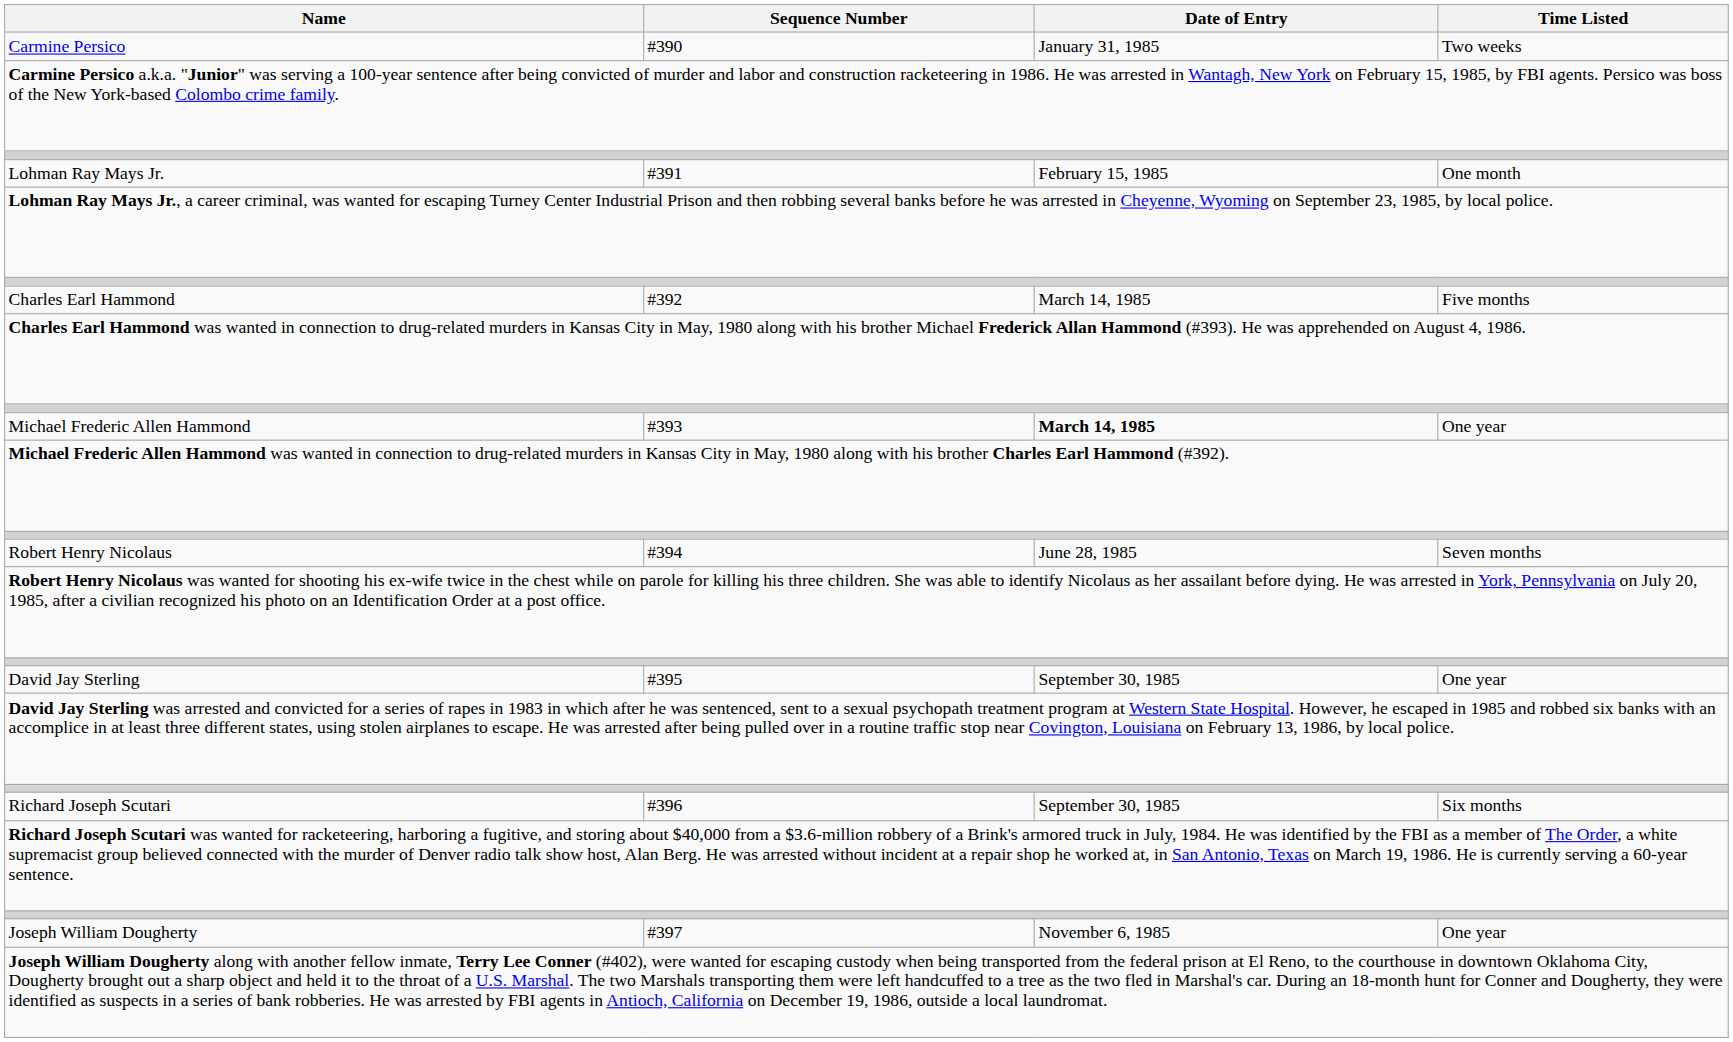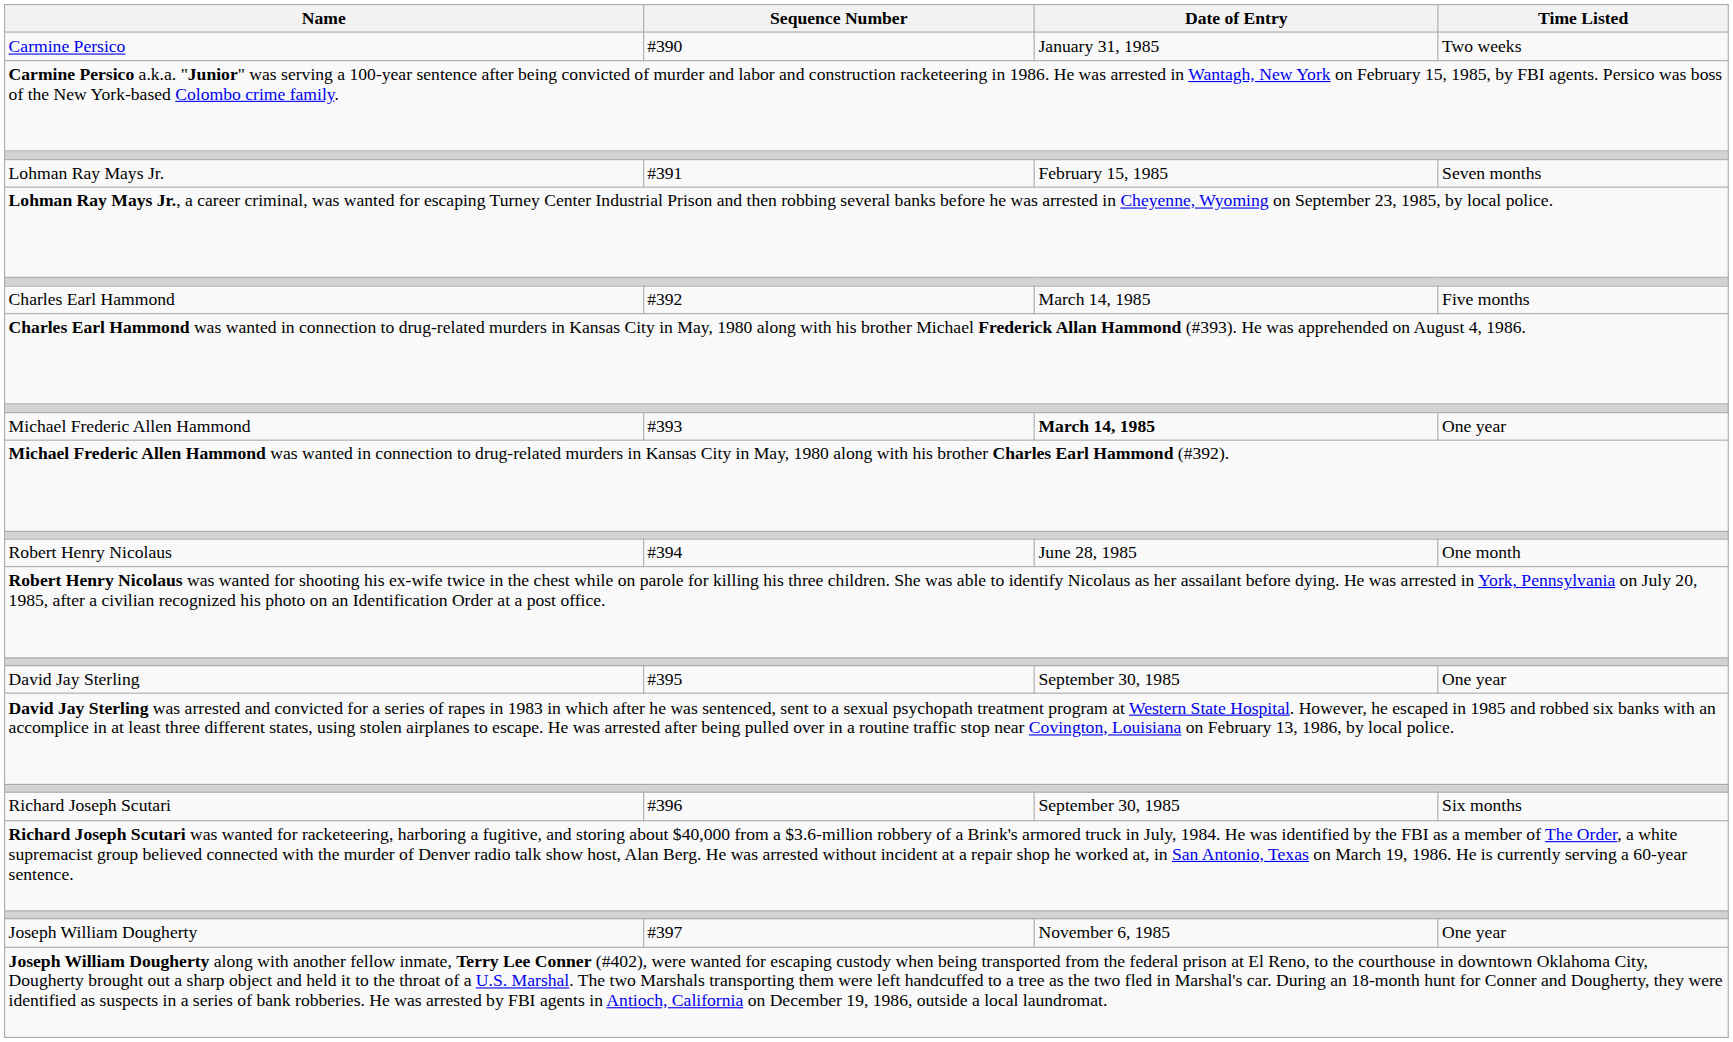(1481, 173) One month -> (1492, 173) Seven months
(1492, 552) Seven months -> (1481, 552) One month
